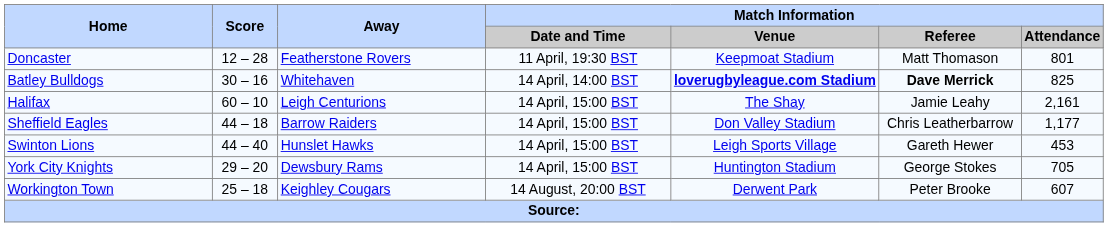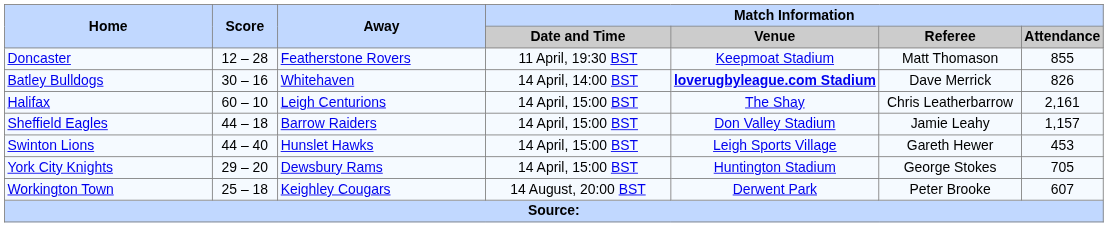(1062, 58) 801 -> (1062, 58) 855
(950, 80) bold -> (950, 80) normal
(1062, 80) 825 -> (1062, 80) 826
(950, 102) Jamie Leahy -> (950, 102) Chris Leatherbarrow
(950, 124) Chris Leatherbarrow -> (950, 124) Jamie Leahy
(1062, 124) 1,177 -> (1062, 124) 1,157
